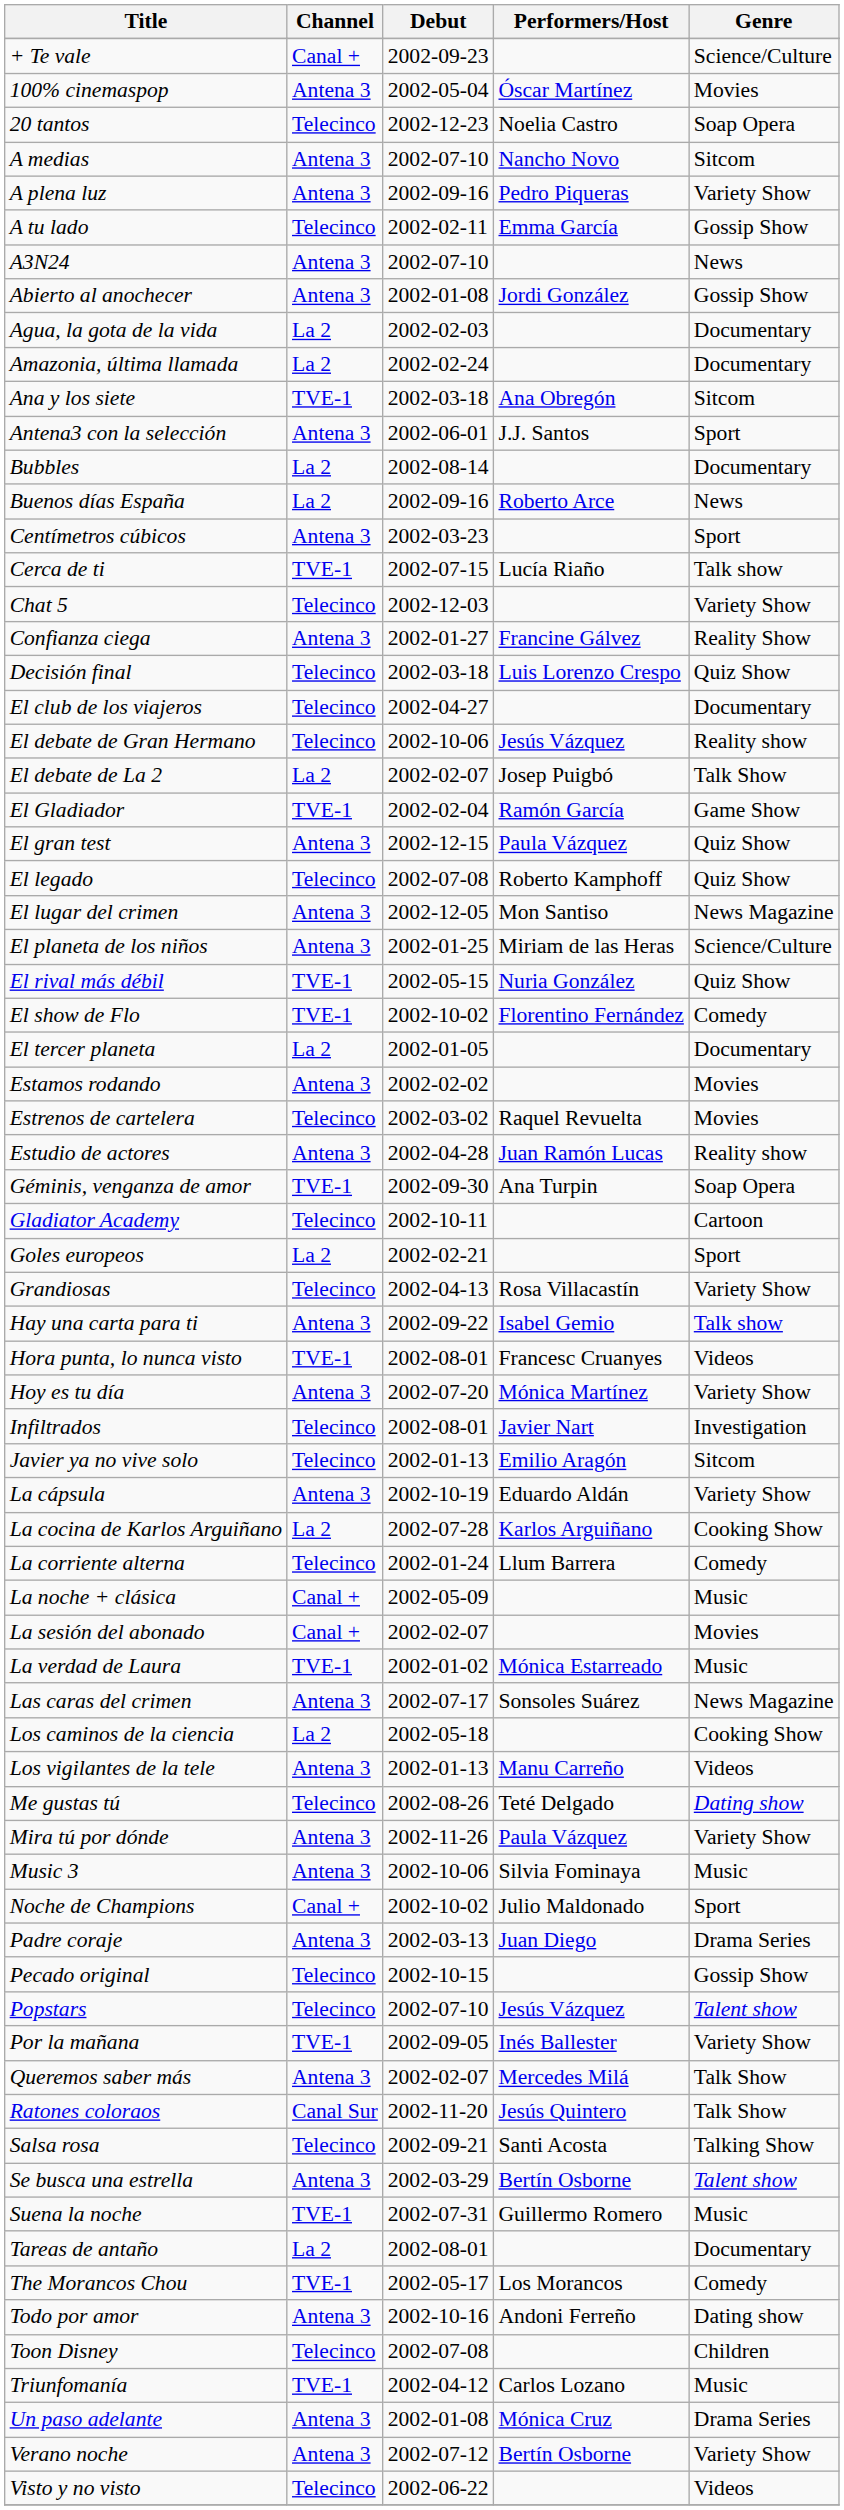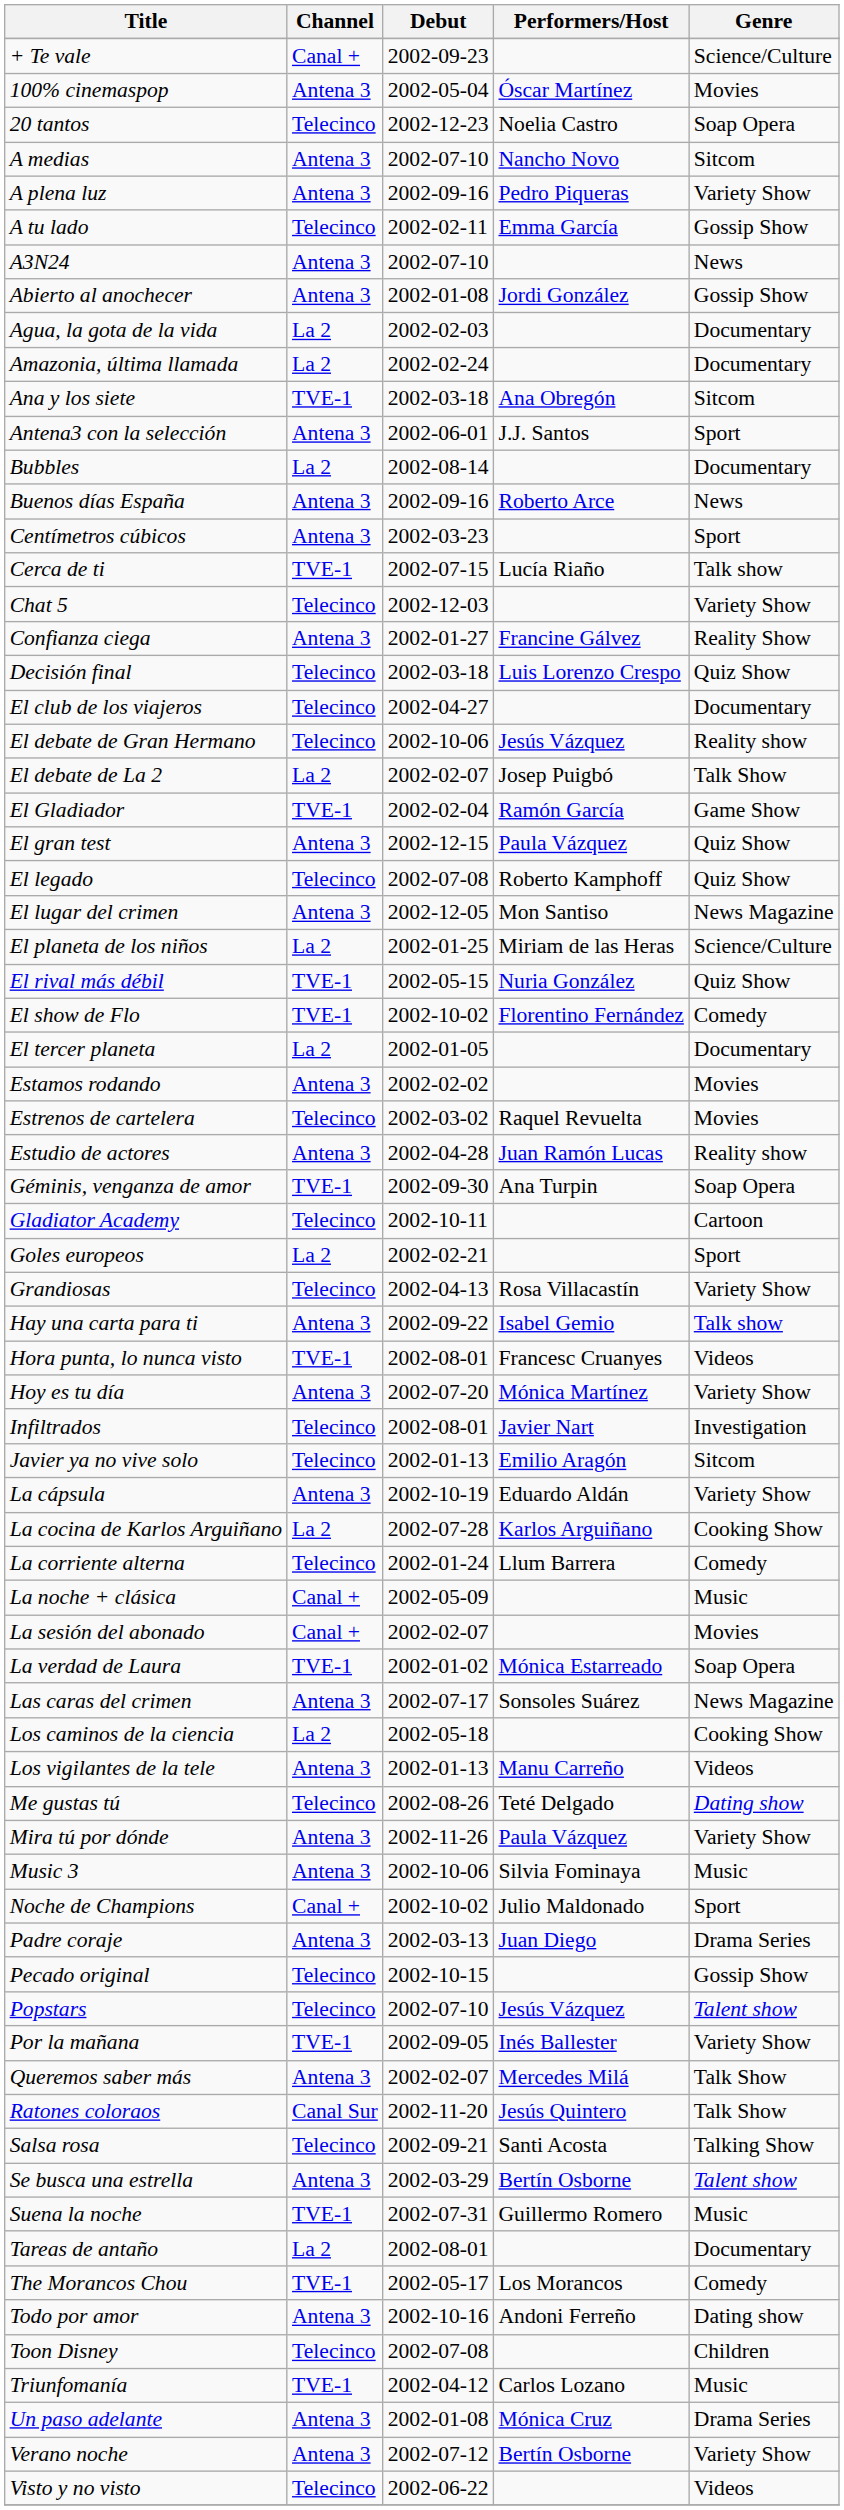(312, 501) La 2 -> (331, 501) Antena 3
(331, 946) Antena 3 -> (312, 946) La 2
(721, 1665) Music -> (744, 1665) Soap Opera
